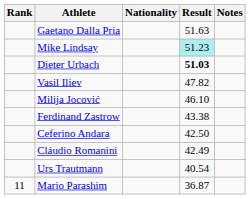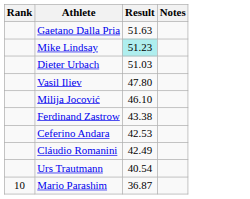- column: (151, 13)
(197, 64) bold -> (140, 64) normal
(197, 82) 47.82 -> (140, 82) 47.80
(197, 133) 42.50 -> (140, 133) 42.53
(20, 185) 11 -> (20, 185) 10
